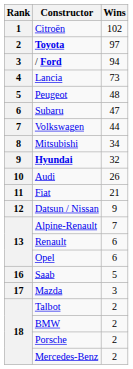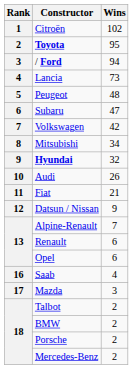(115, 44) 97 -> (115, 44) 95
(115, 126) 44 -> (115, 126) 42
(115, 274) 5 -> (115, 274) 4
